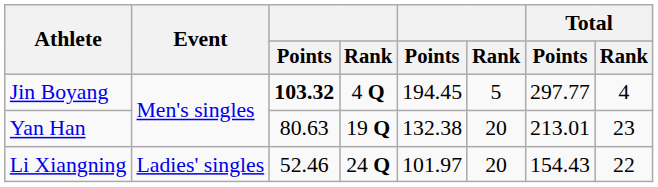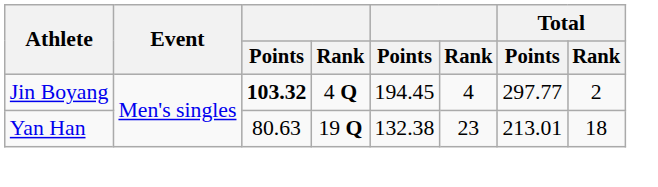(496, 92) 5 -> (468, 92) 4
(624, 92) 4 -> (596, 92) 2
(496, 128) 20 -> (468, 128) 23
(624, 128) 23 -> (596, 128) 18
- row: (68, 164)
